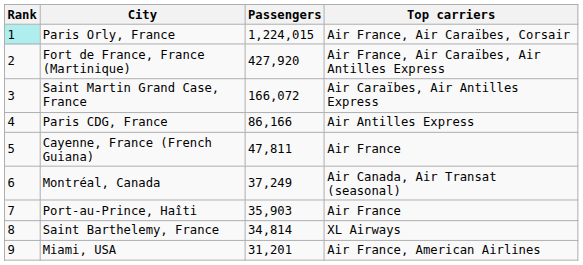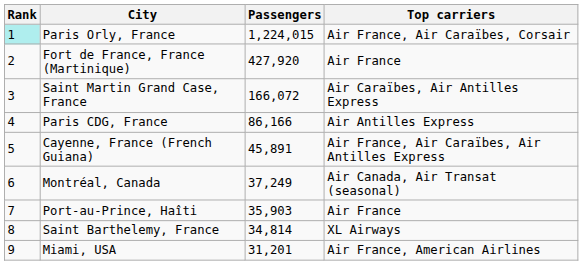(434, 61) Air France, Air Caraïbes, Air Antilles Express -> (364, 61) Air France
(270, 149) 47,811 -> (270, 149) 45,891
(364, 149) Air France -> (434, 149) Air France, Air Caraïbes, Air Antilles Express
